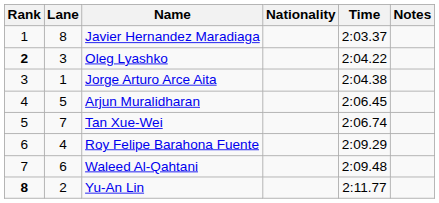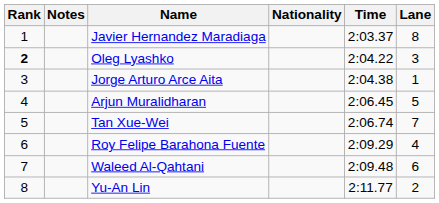columns swapped: (63, 15) <-> (412, 15)
(24, 187) bold -> (24, 187) normal
